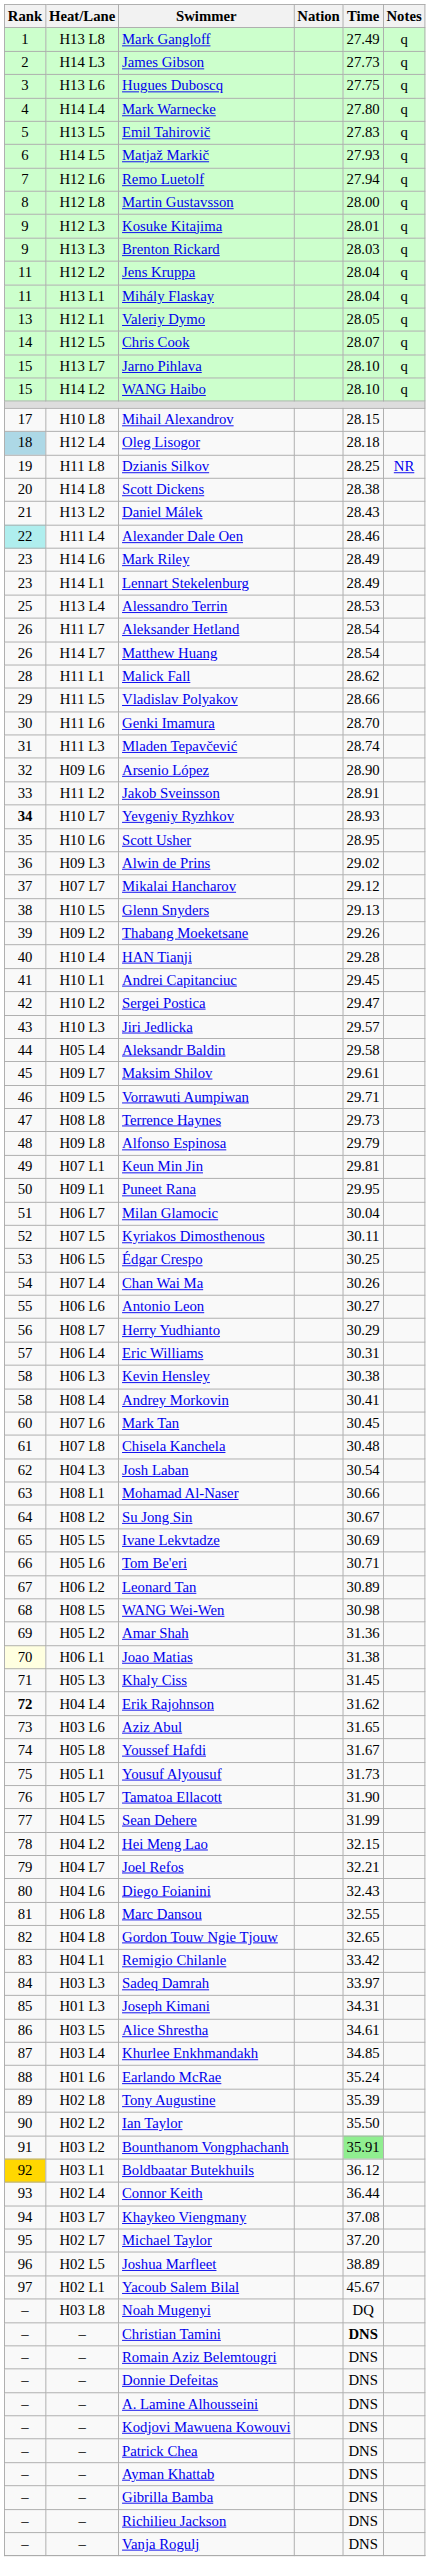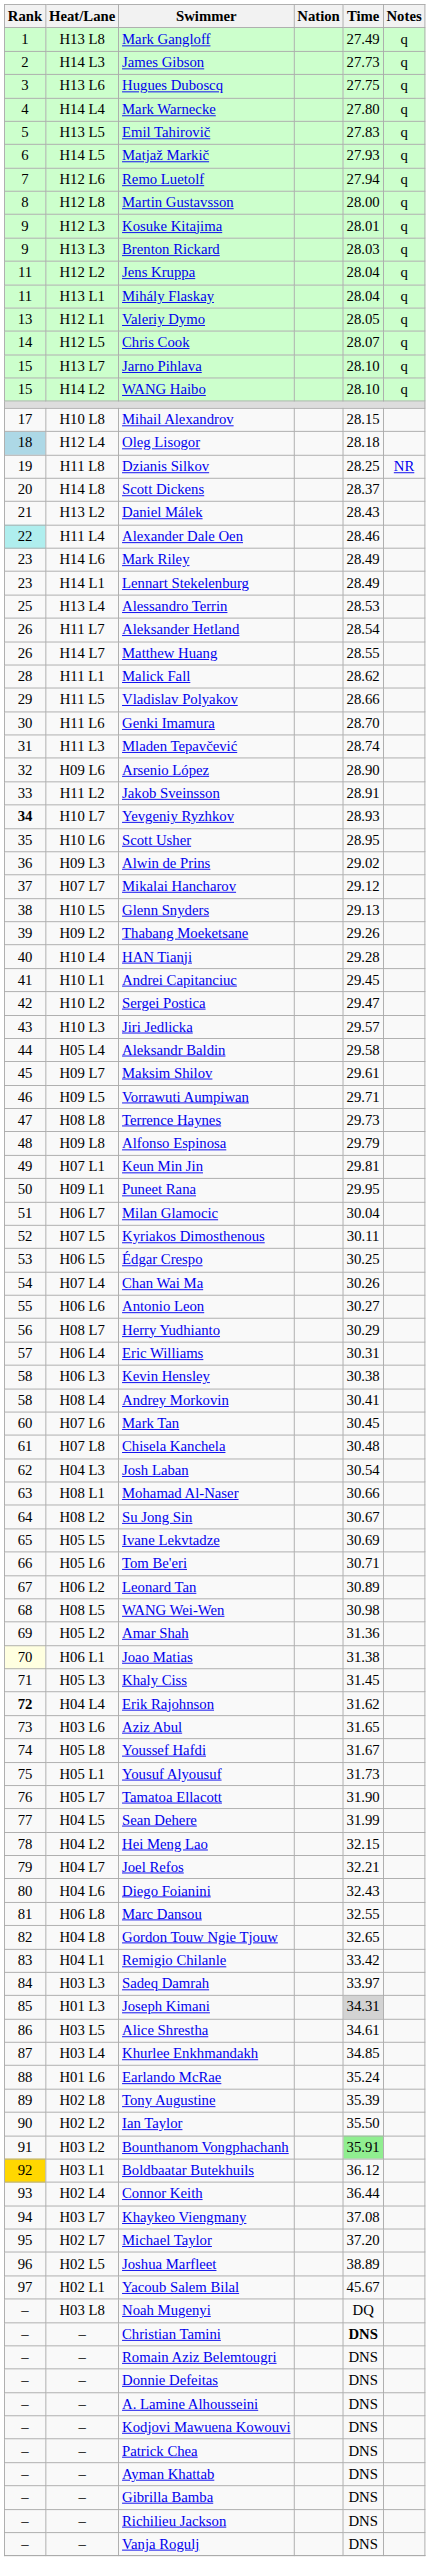(363, 489) 28.38 -> (363, 489) 28.37
(363, 653) 28.54 -> (363, 653) 28.55
(363, 2007) no background -> (363, 2007) lightgrey background
